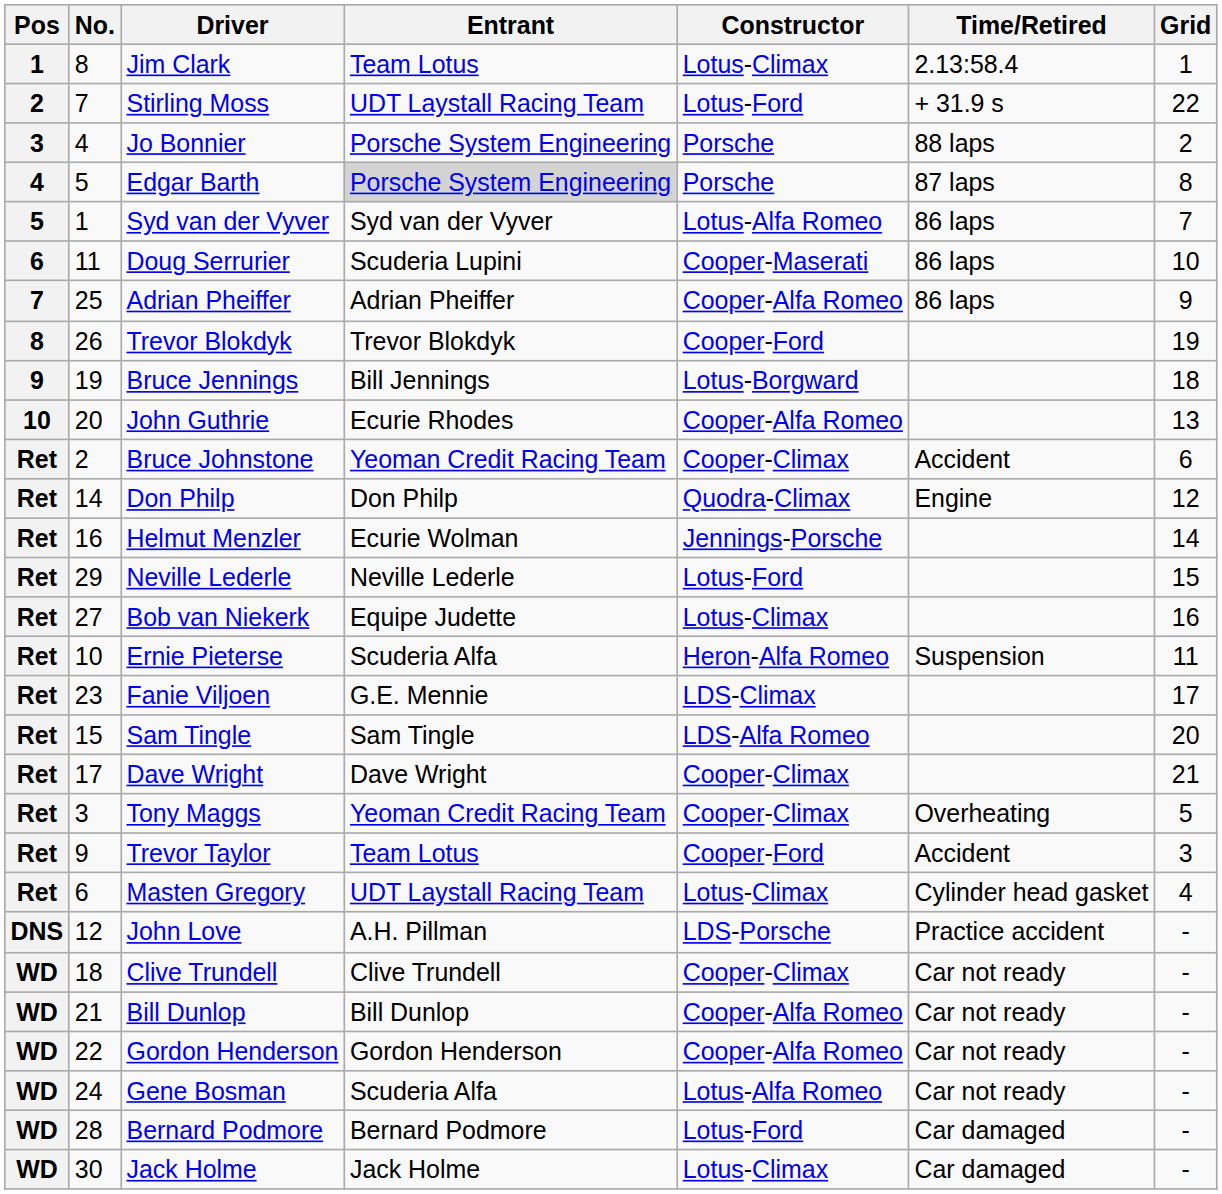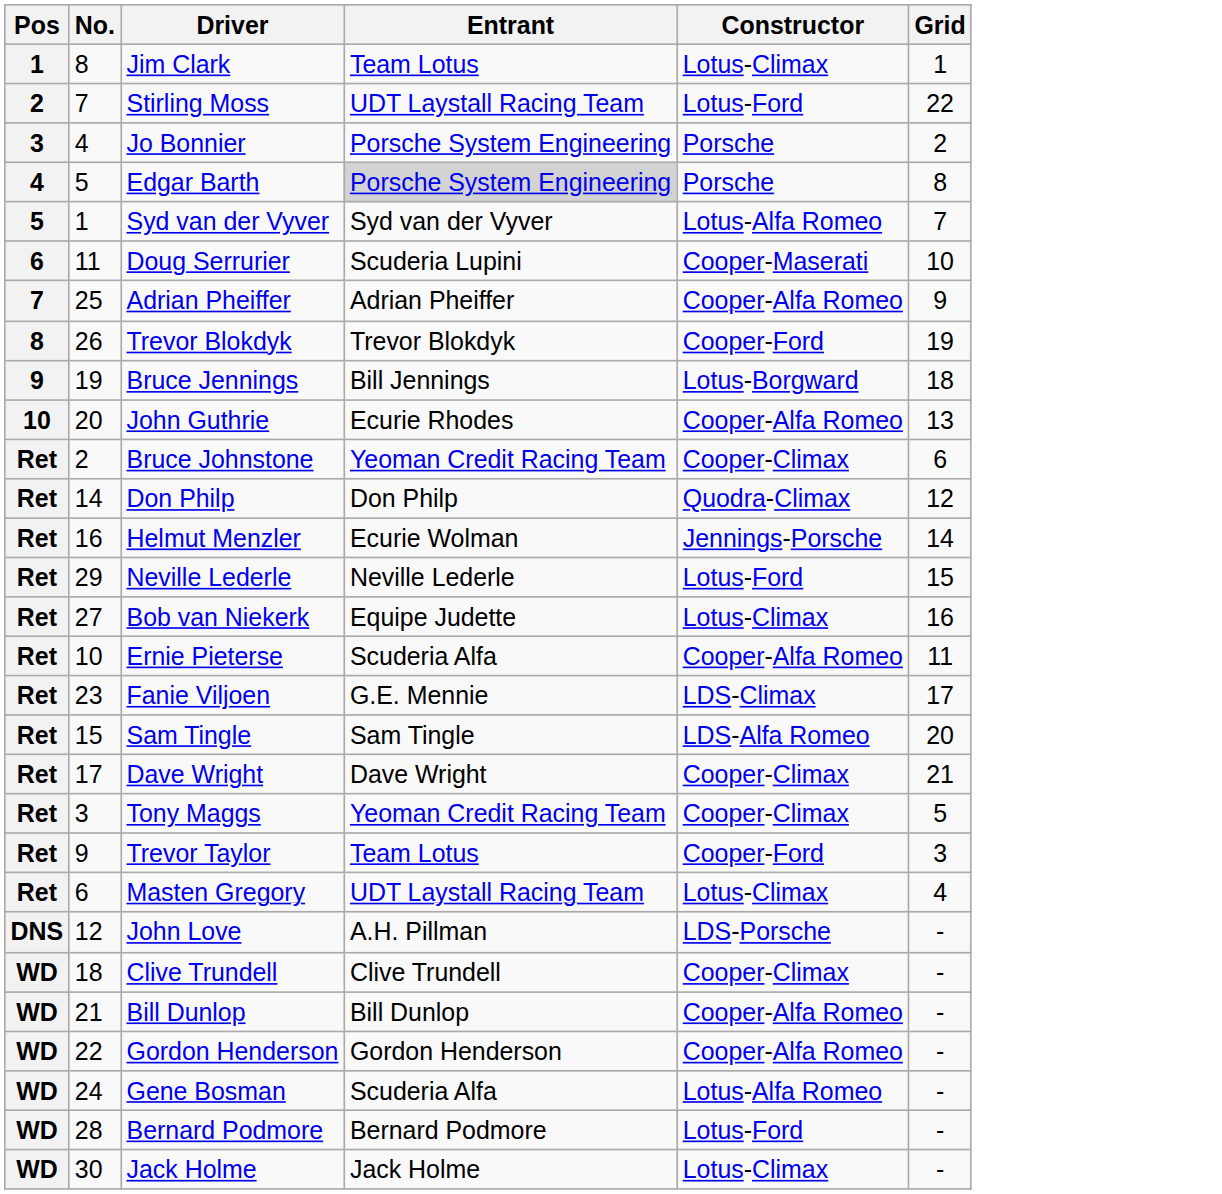- column: (1031, 25)
(786, 656) Heron-Alfa Romeo -> (793, 656) Cooper-Alfa Romeo
